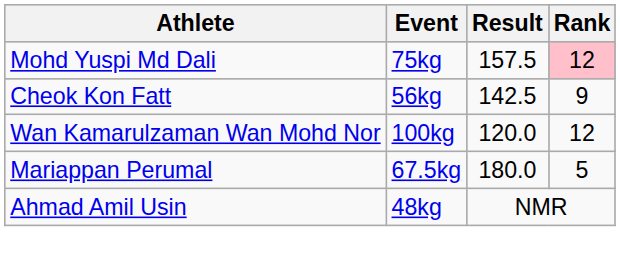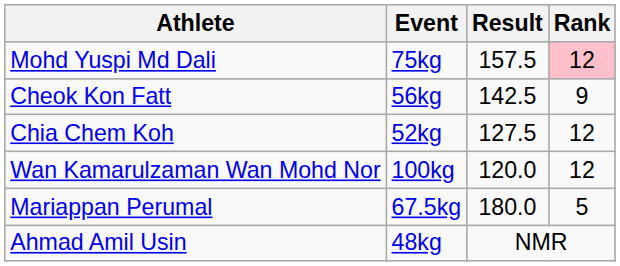+ row: (92, 133)
